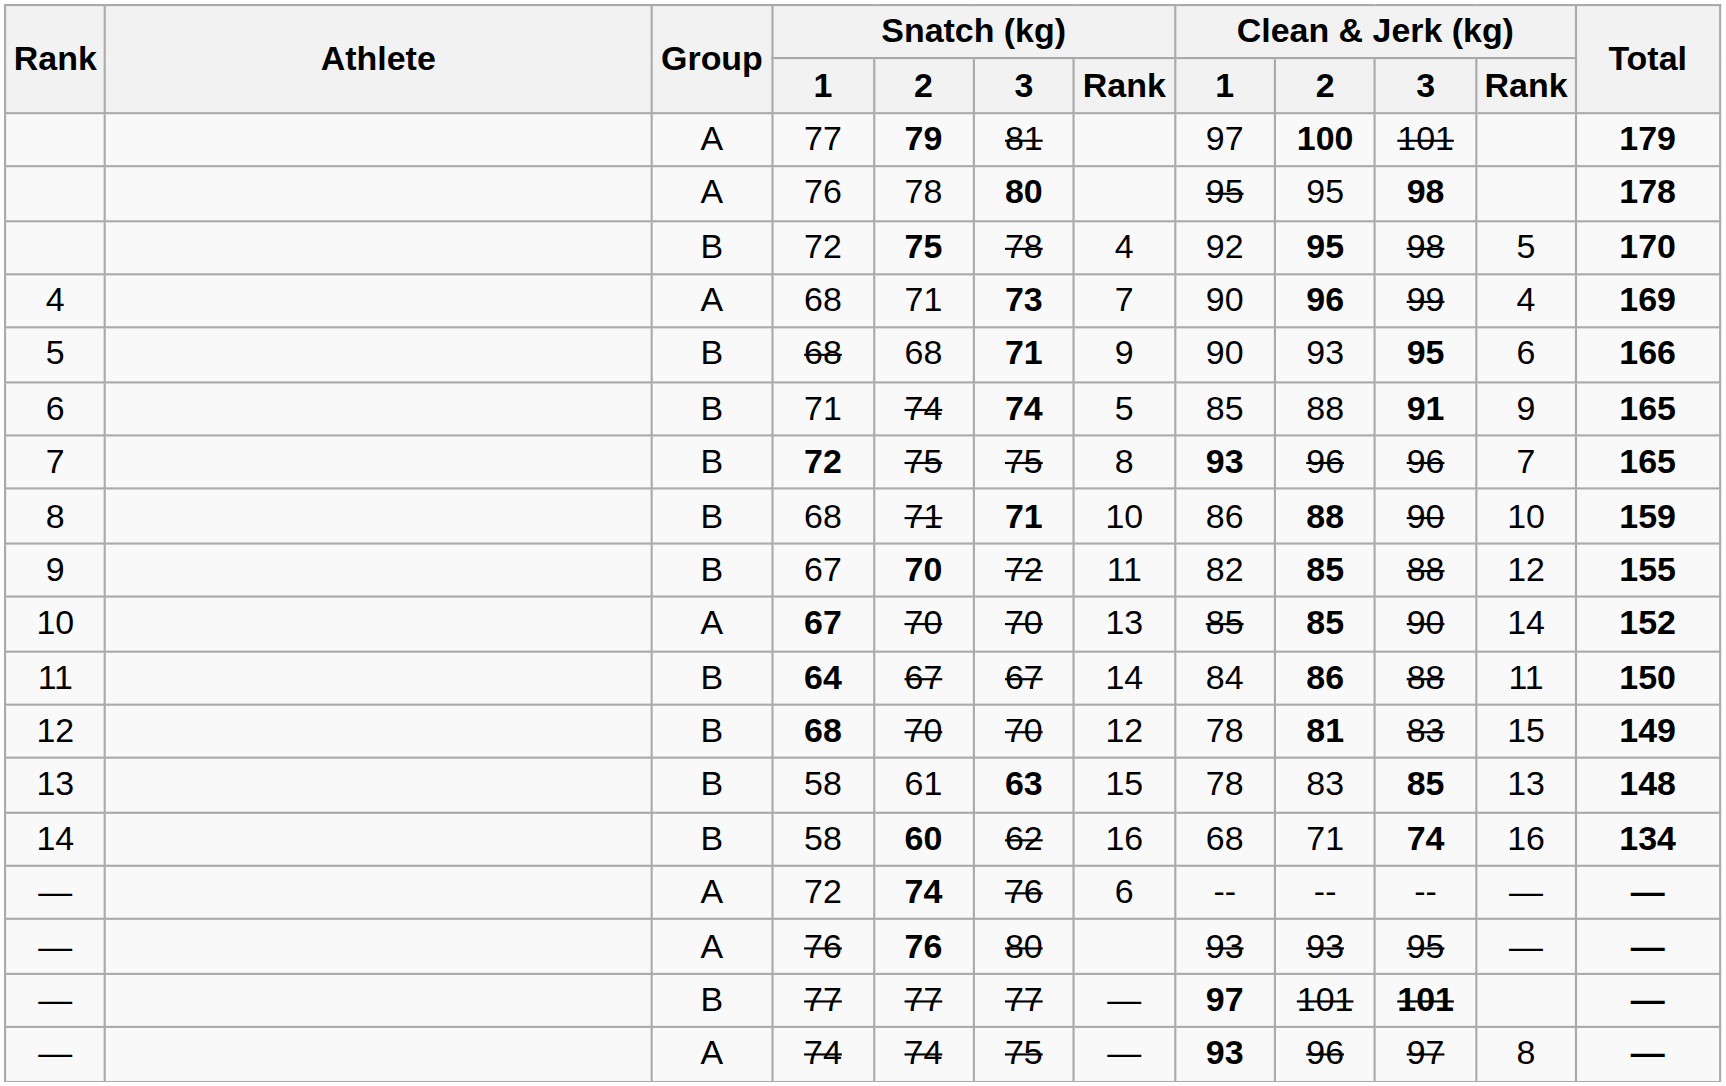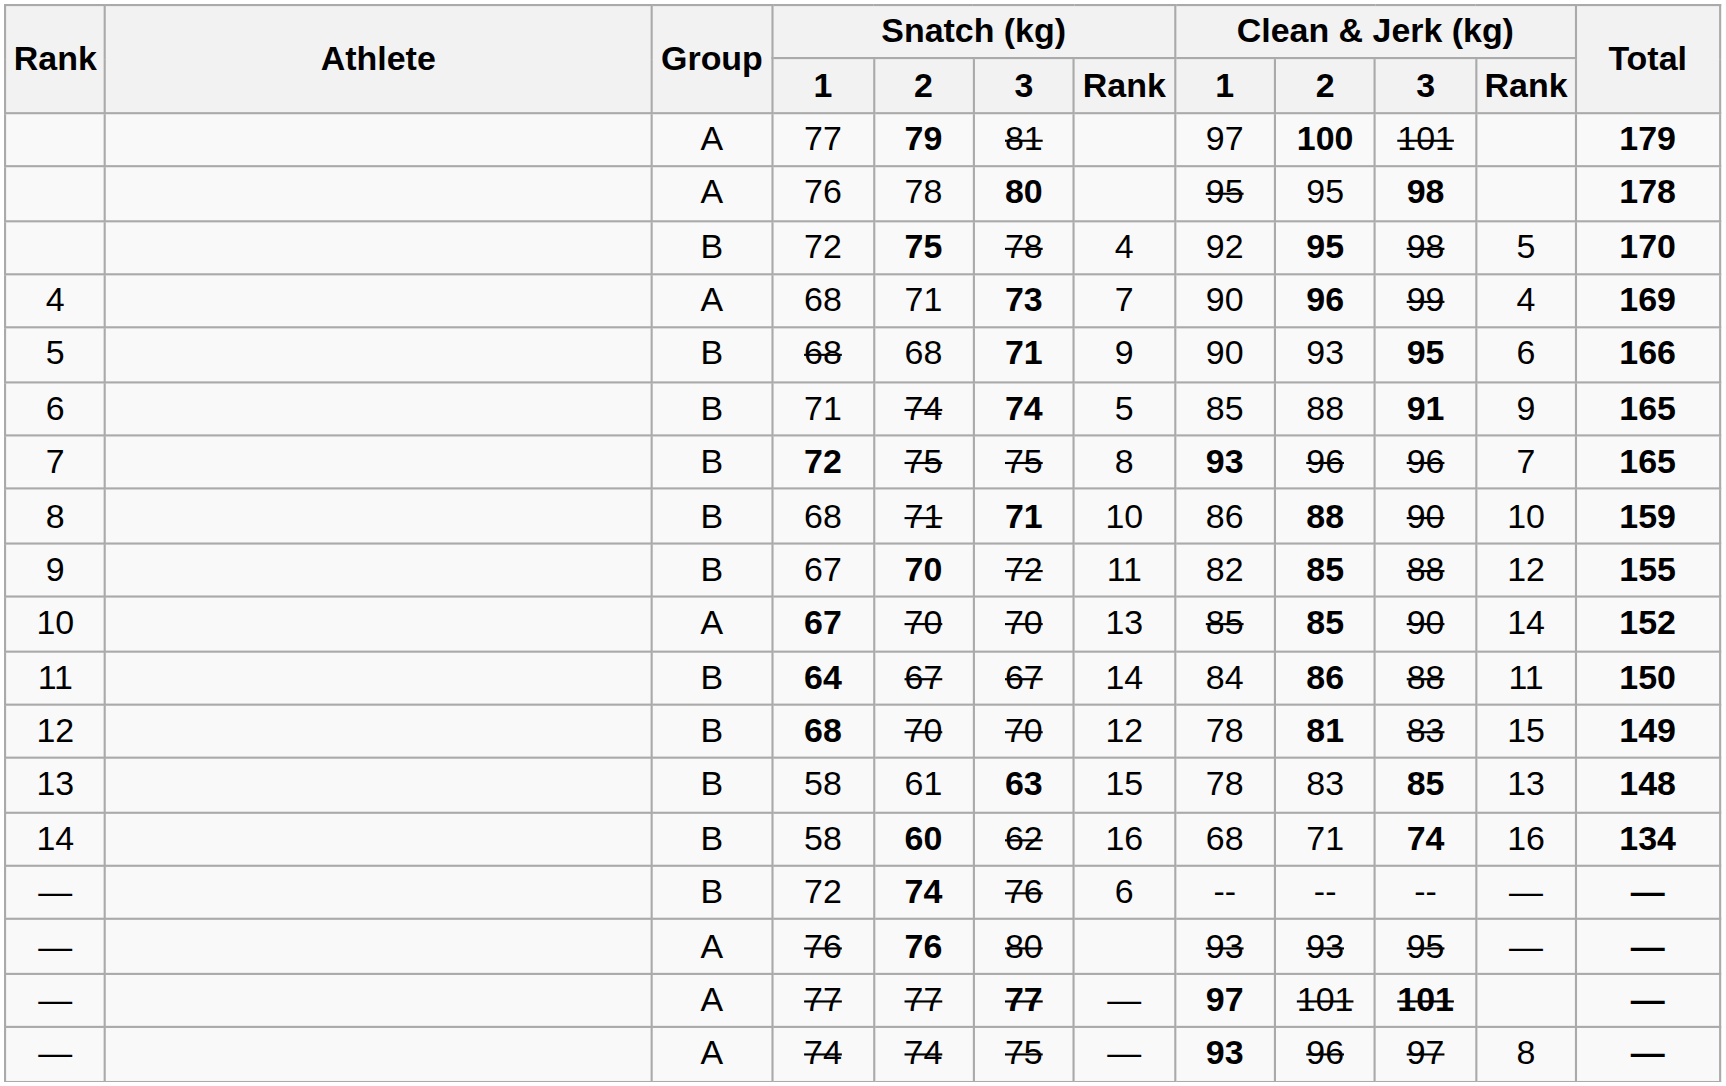(712, 892) A -> (712, 892) B
(712, 999) B -> (712, 999) A
(1024, 999) normal -> (1024, 999) bold
